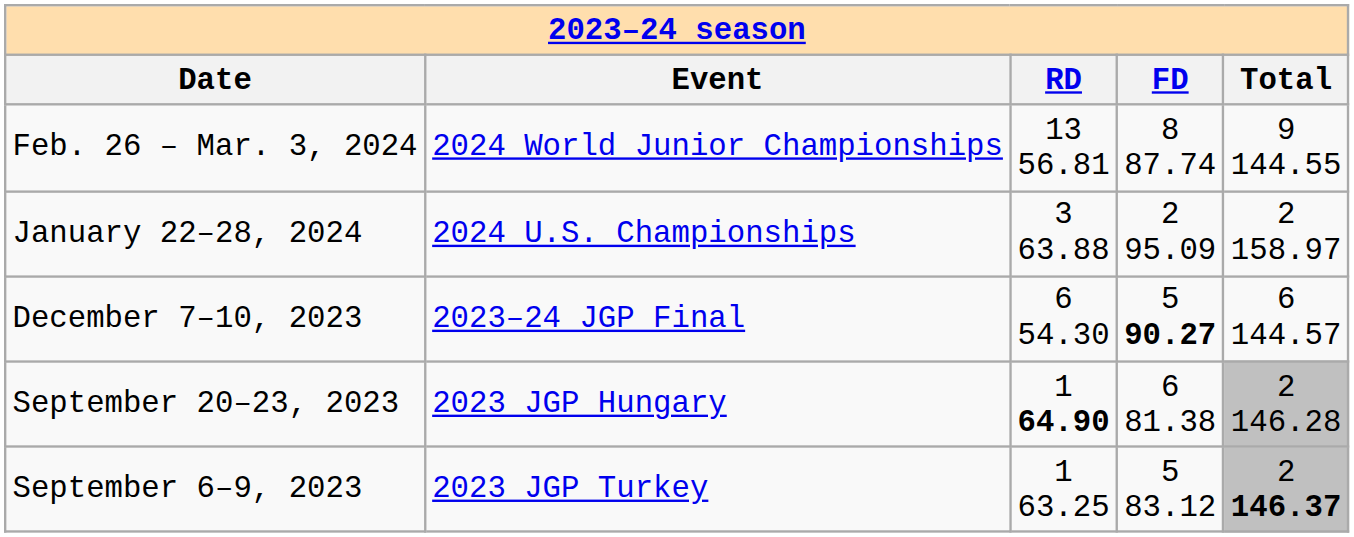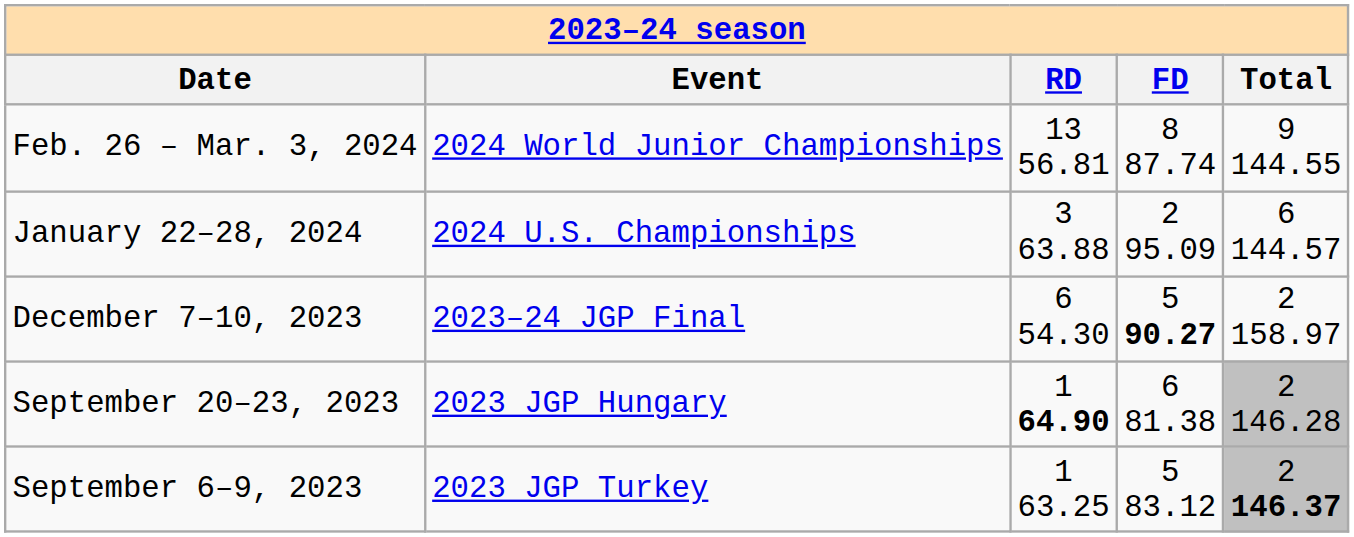(1286, 233) 2 158.97 -> (1286, 233) 6 144.57
(1286, 319) 6 144.57 -> (1286, 319) 2 158.97
